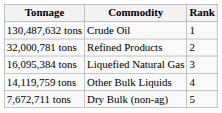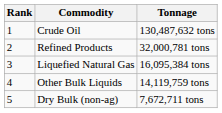columns swapped: (202, 13) <-> (44, 13)
